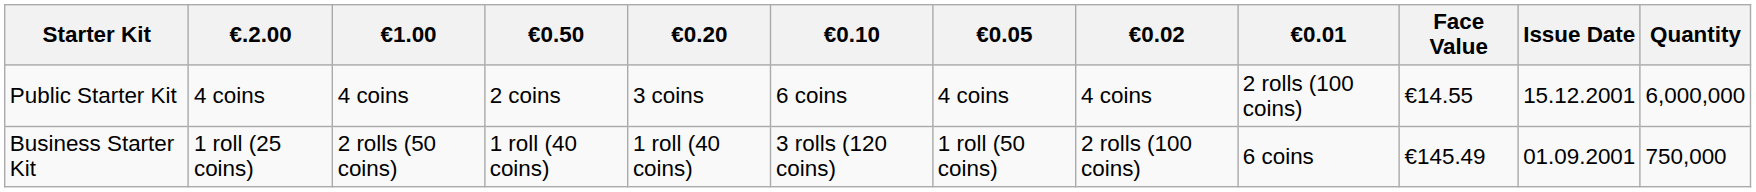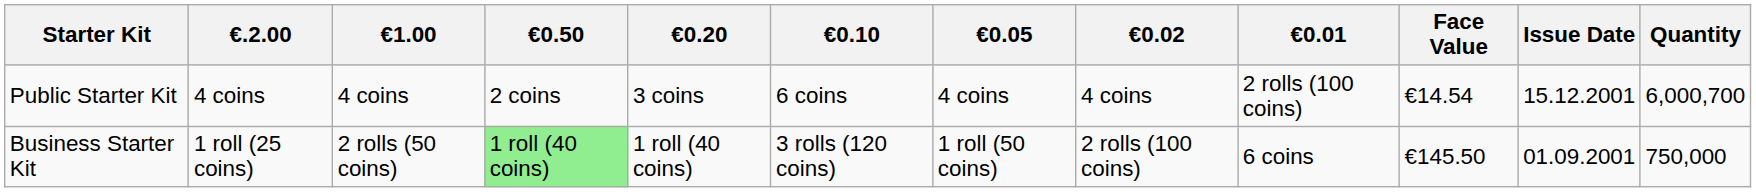(1439, 95) €14.55 -> (1439, 95) €14.54
(1695, 95) 6,000,000 -> (1695, 95) 6,000,700
(533, 156) no background -> (533, 156) lightgreen background
(1445, 156) €145.49 -> (1445, 156) €145.50
